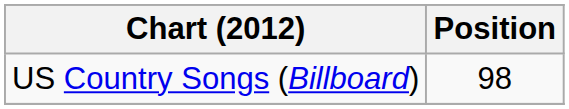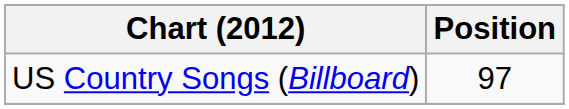(495, 78) 98 -> (495, 78) 97
